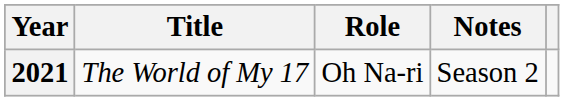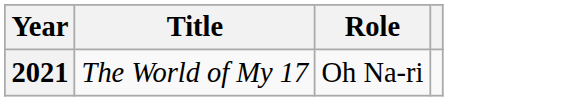- column: (488, 27)
